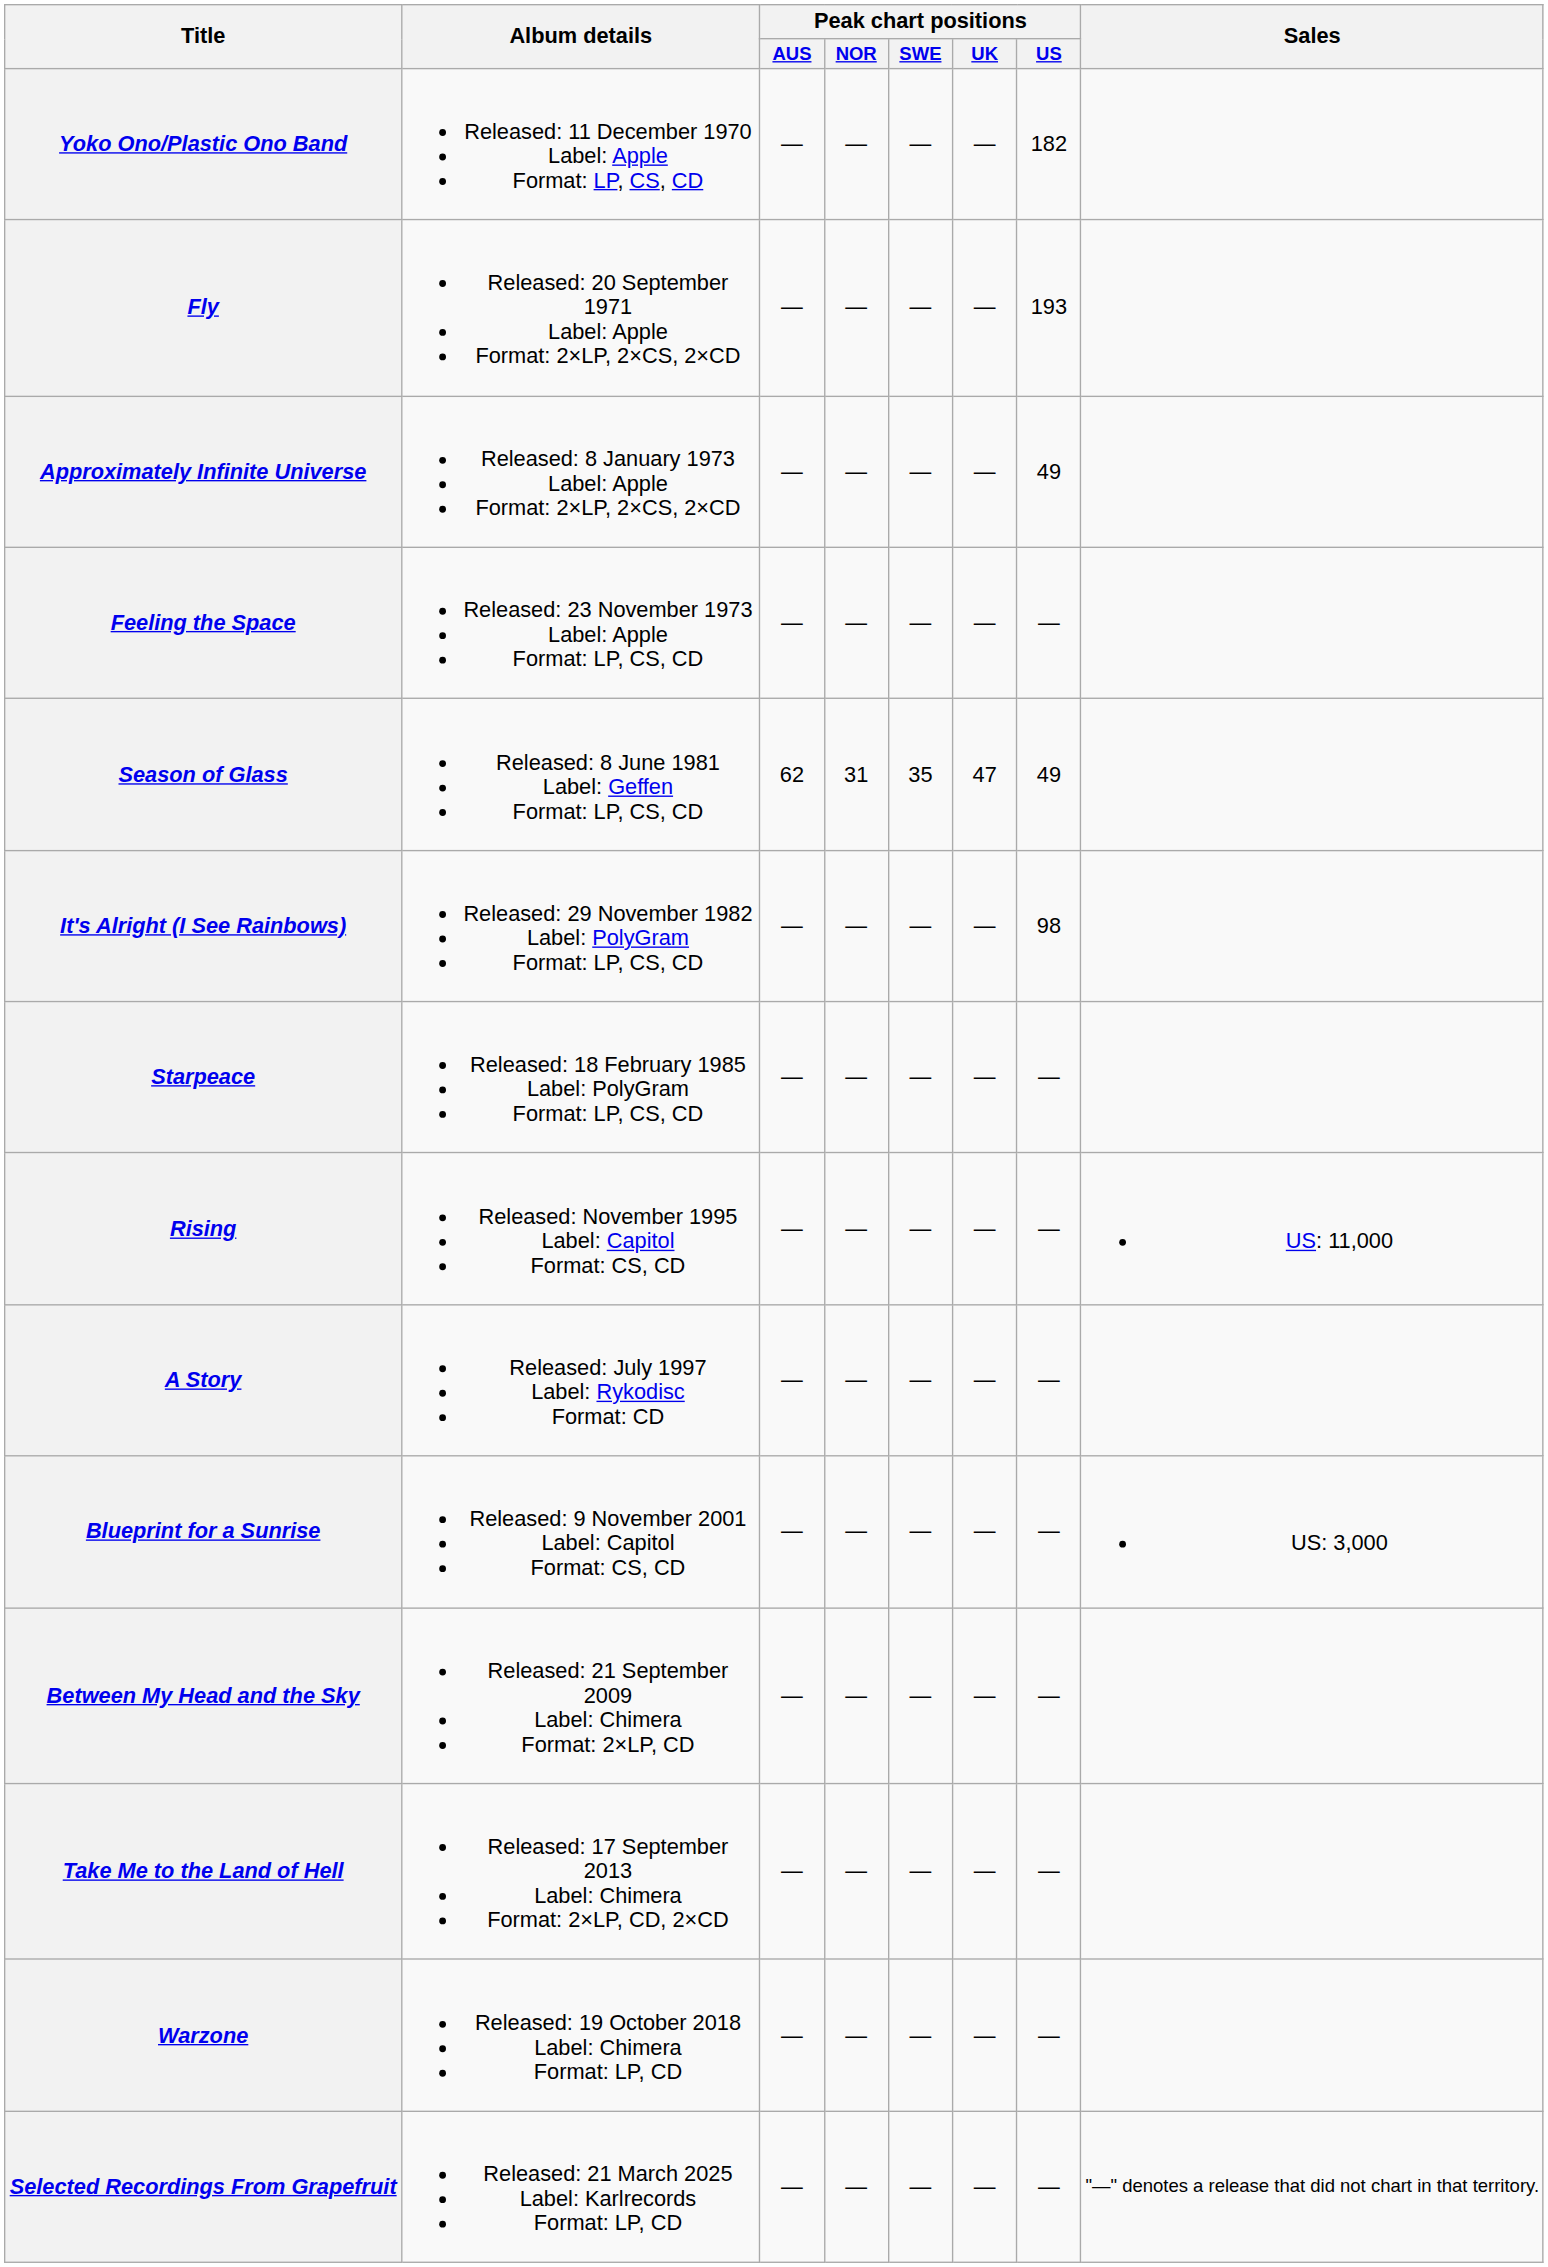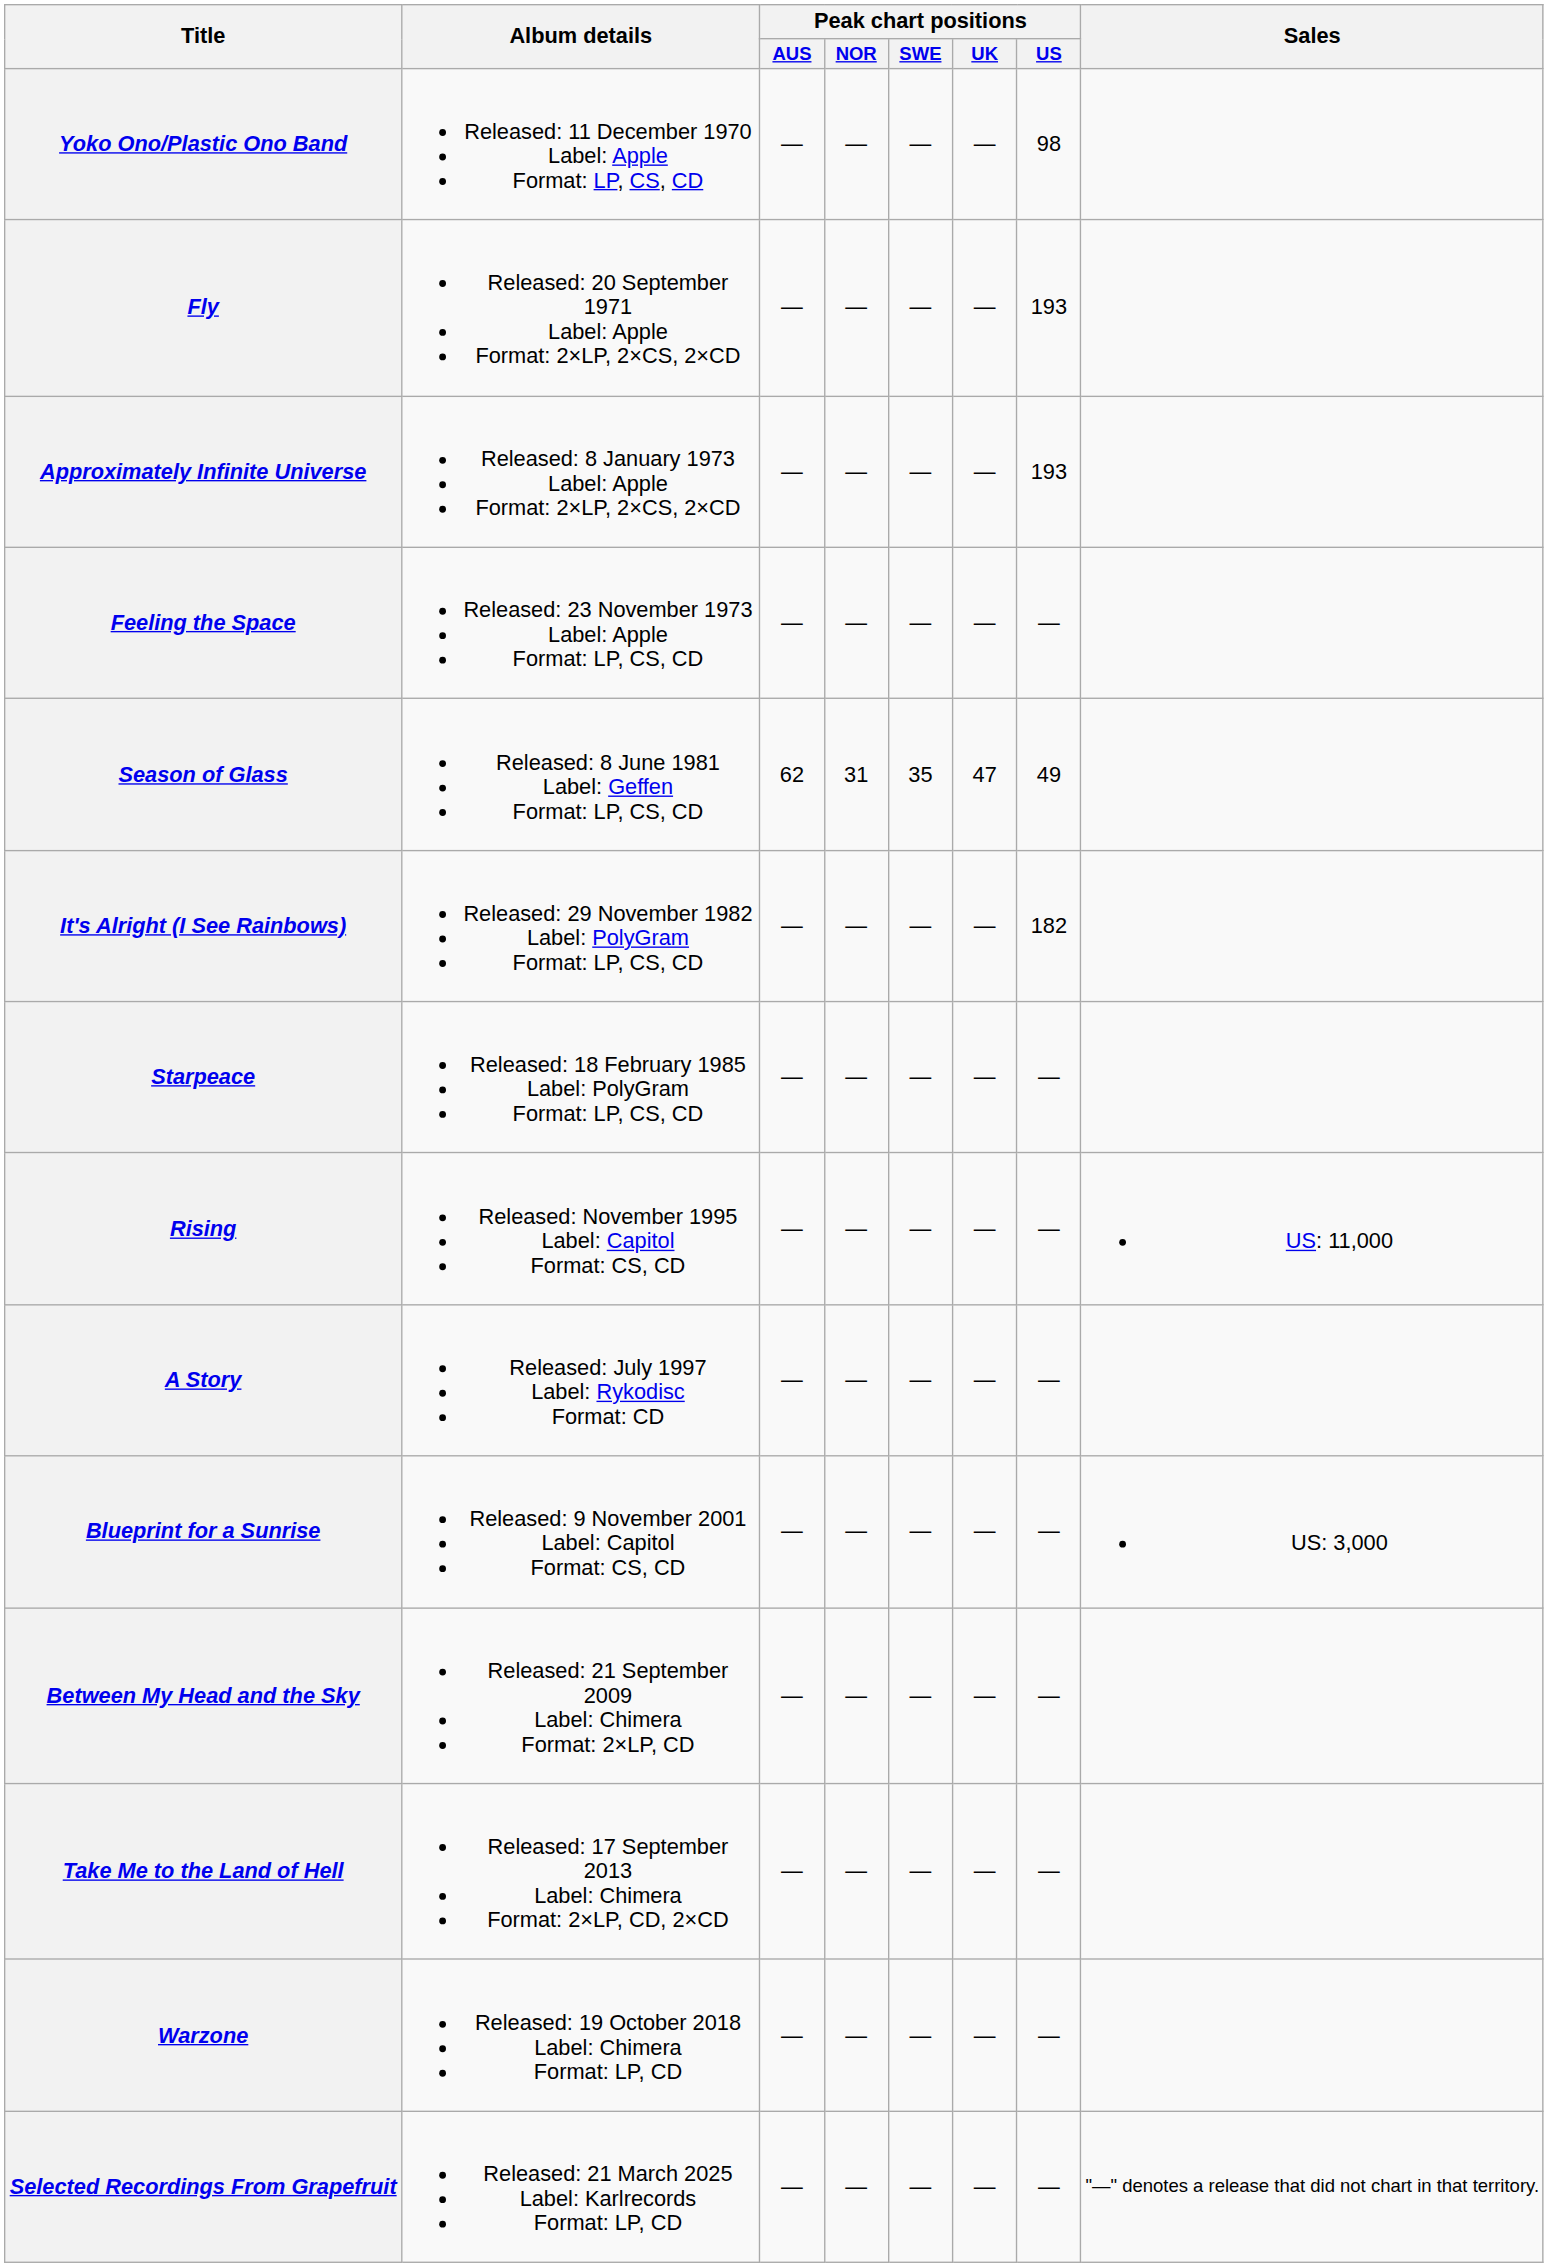(1049, 143) 182 -> (1049, 143) 98
(1049, 471) 49 -> (1049, 471) 193
(1049, 925) 98 -> (1049, 925) 182
